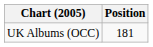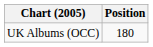(125, 32) 181 -> (125, 32) 180
